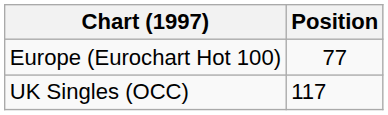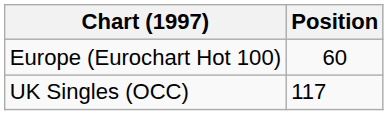(335, 57) 77 -> (335, 57) 60
